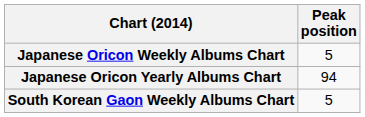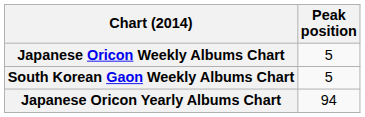rows swapped: (151, 77) <-> (151, 100)
